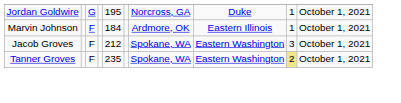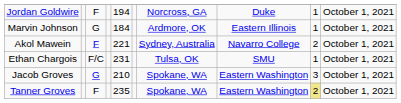(92, 12) G -> (96, 12) F
(113, 12) 195 -> (121, 12) 194
(92, 28) F -> (96, 28) G
+ row: (43, 43)
+ row: (43, 59)
(92, 43) F -> (96, 75) G
(113, 43) 212 -> (121, 75) 210
